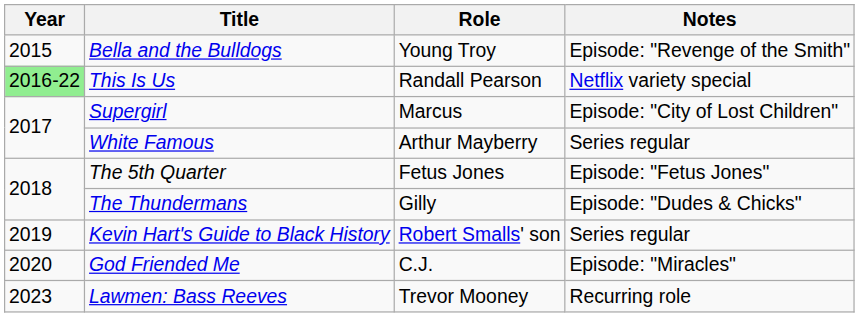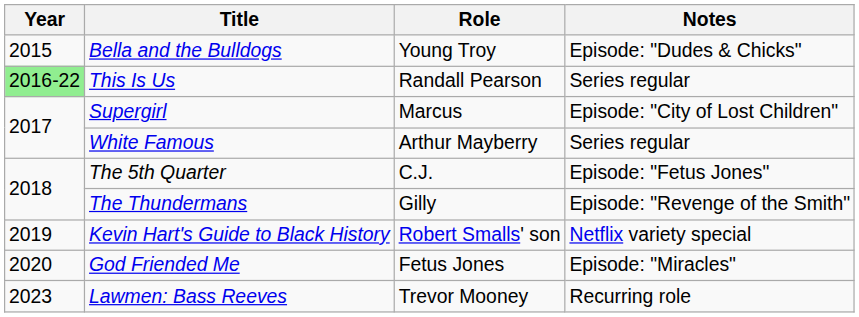(710, 50) Episode: "Revenge of the Smith" -> (686, 50) Episode: "Dudes & Chicks"
(660, 81) Netflix variety special -> (630, 81) Series regular
(451, 173) Fetus Jones -> (416, 173) C.J.
(686, 204) Episode: "Dudes & Chicks" -> (710, 204) Episode: "Revenge of the Smith"
(630, 234) Series regular -> (660, 234) Netflix variety special
(416, 265) C.J. -> (451, 265) Fetus Jones
